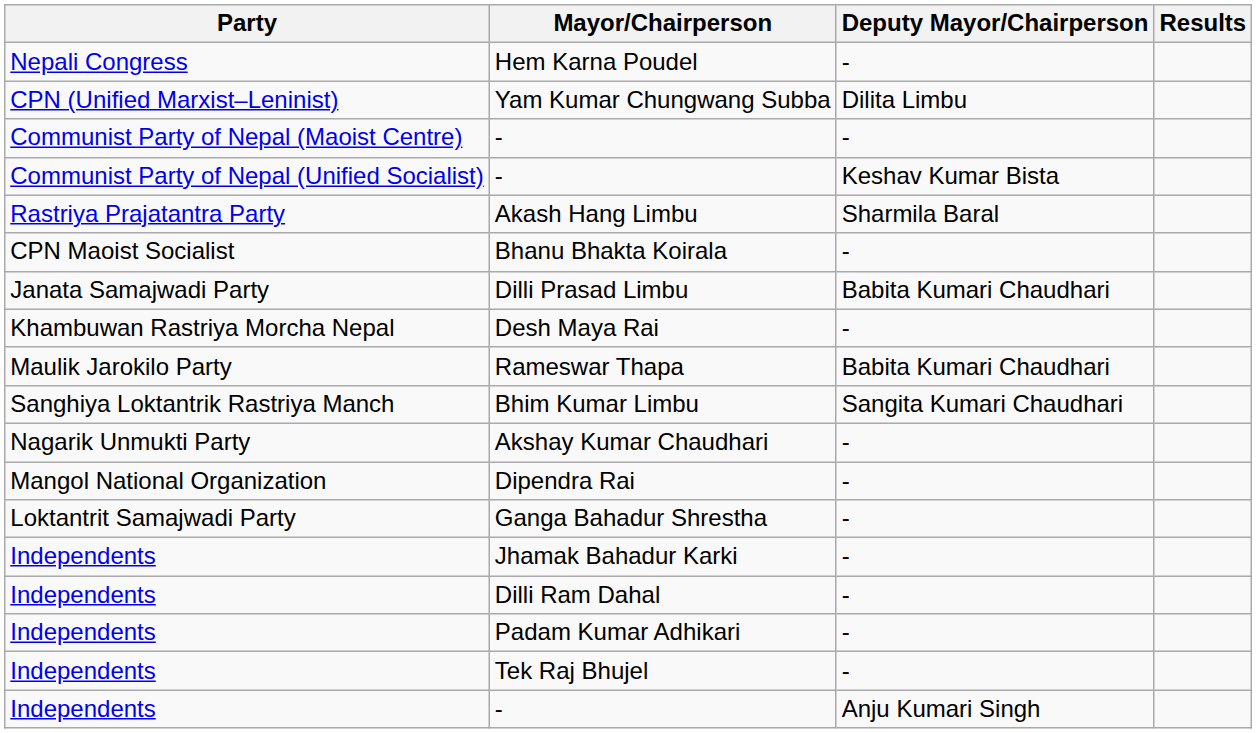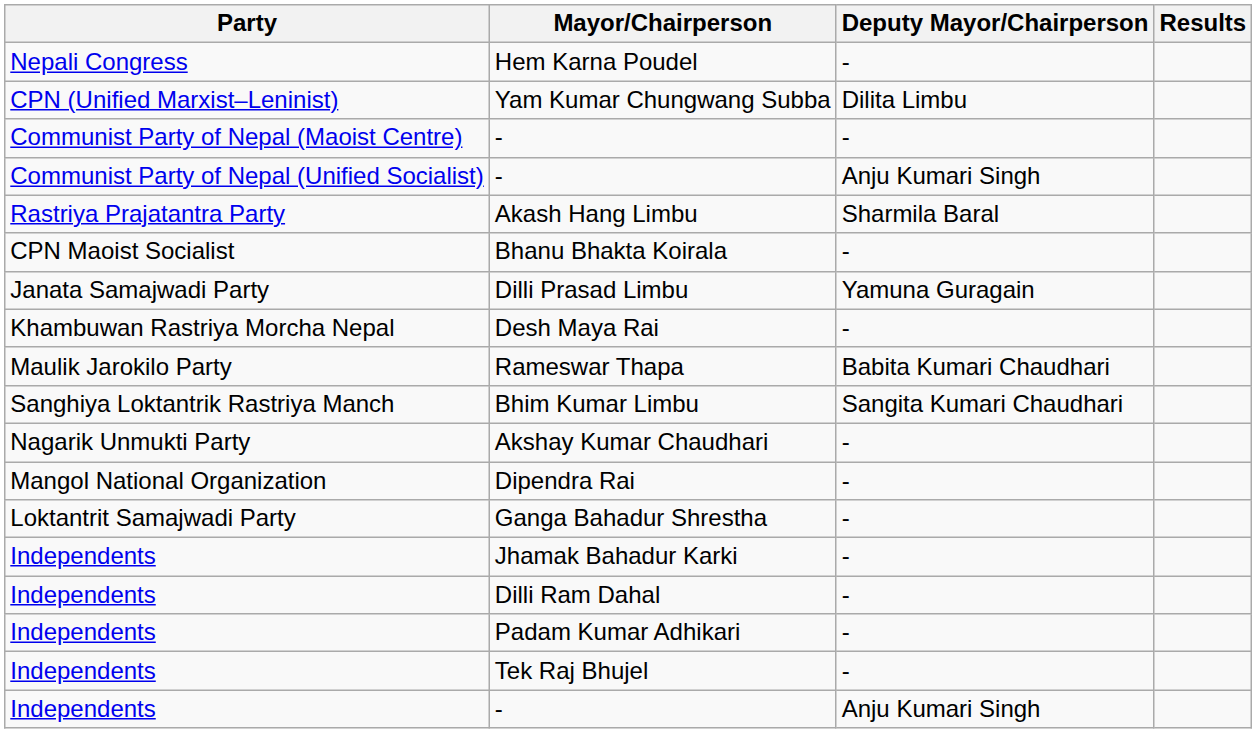(950, 175) Keshav Kumar Bista -> (941, 175) Anju Kumari Singh
(976, 289) Babita Kumari Chaudhari -> (938, 289) Yamuna Guragain
